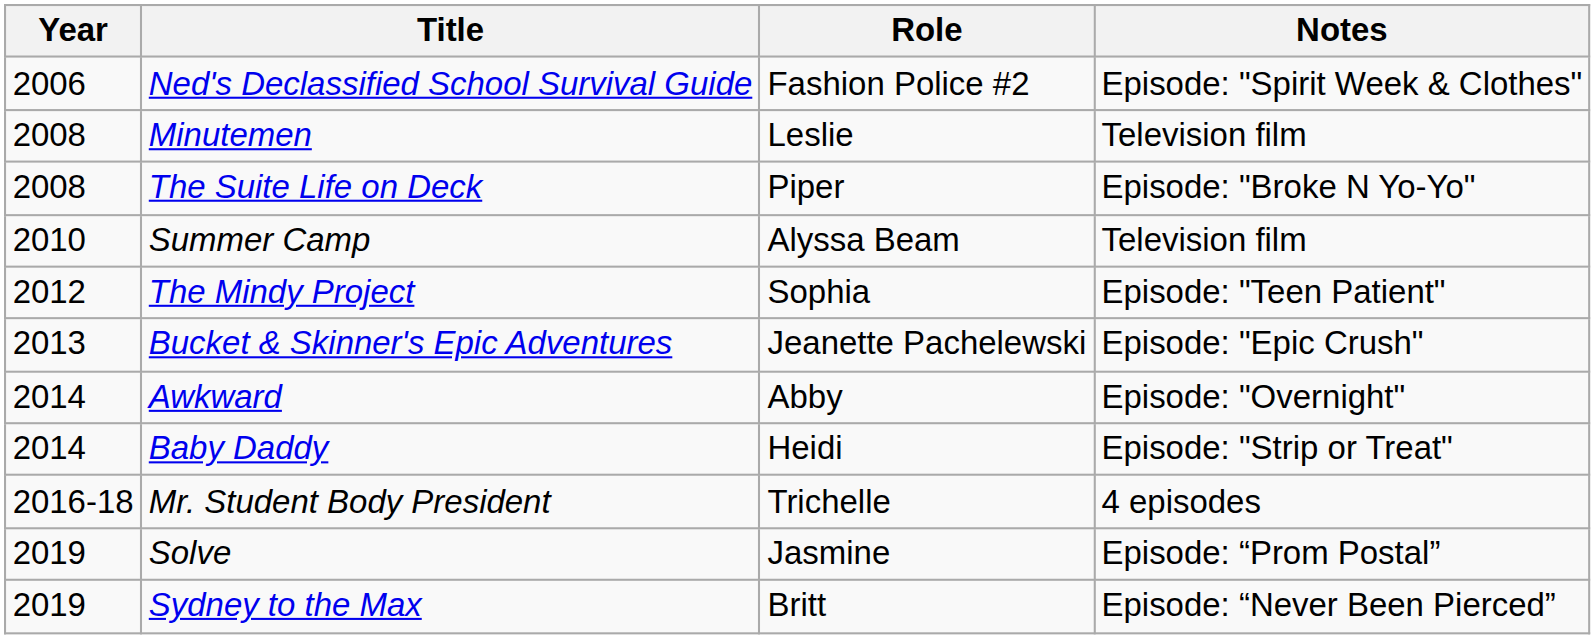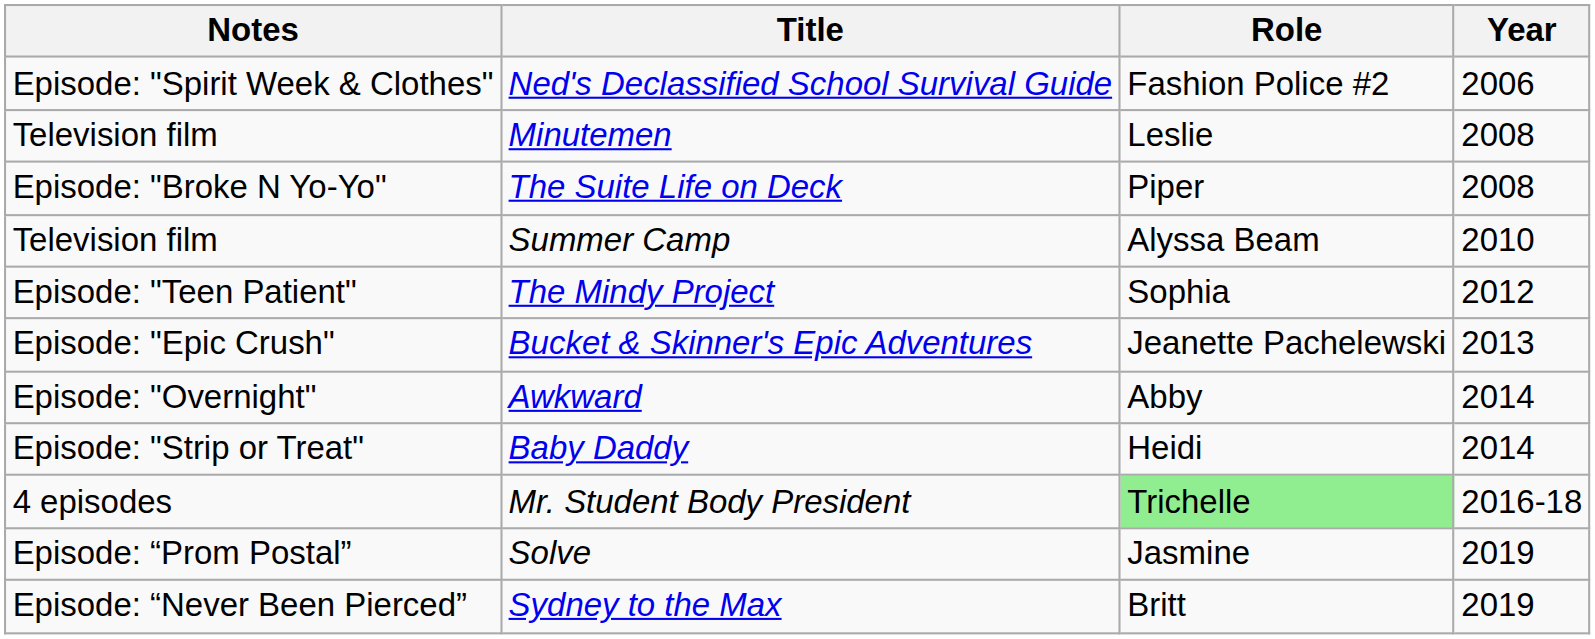columns swapped: (73, 30) <-> (1342, 30)
(829, 501) no background -> (1189, 501) lightgreen background
